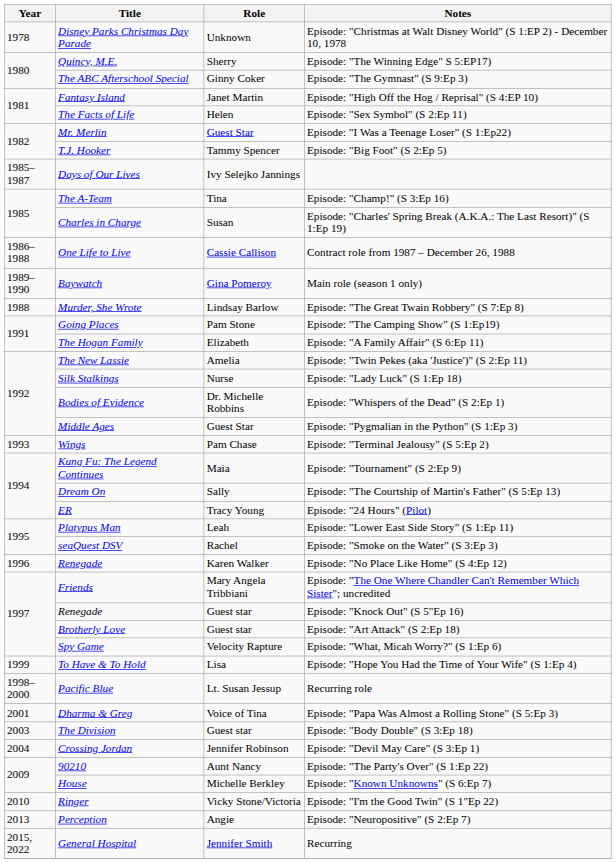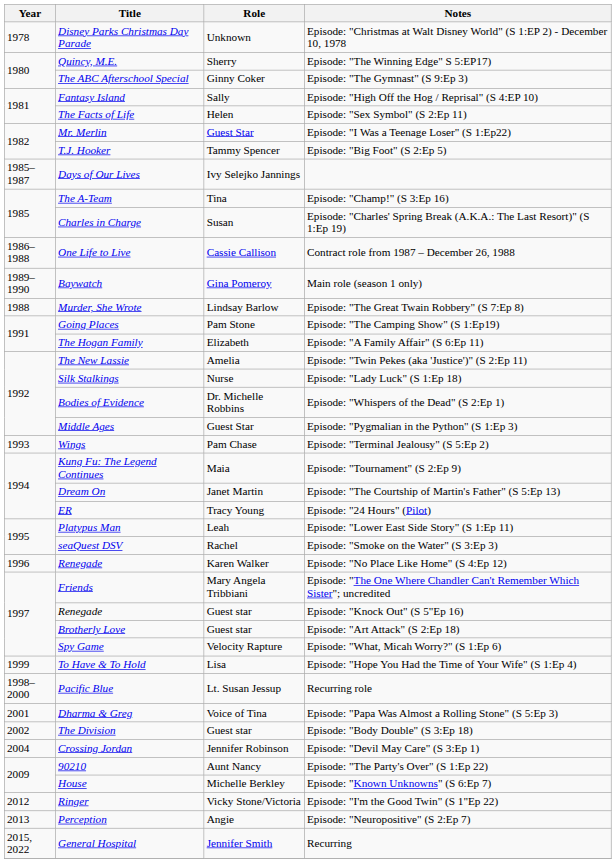(235, 97) Janet Martin -> (218, 97) Sally
(218, 492) Sally -> (235, 492) Janet Martin
(18, 730) 2003 -> (18, 730) 2002
(18, 801) 2010 -> (18, 801) 2012
